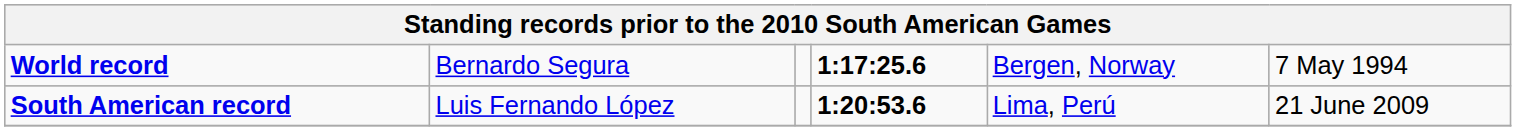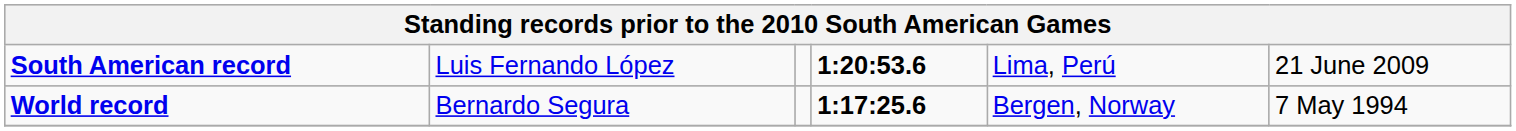rows swapped: (90, 65) <-> (151, 105)
